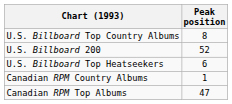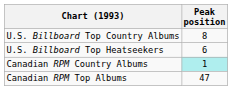- row: (54, 50)
(205, 78) no background -> (205, 64) paleturquoise background
